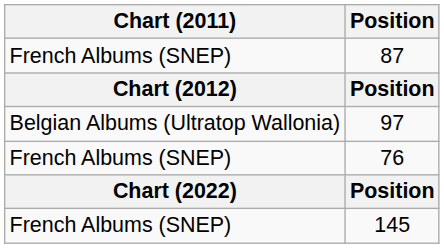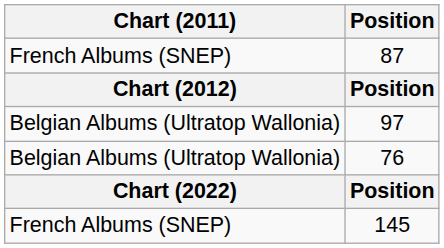(120, 157) French Albums (SNEP) -> (175, 157) Belgian Albums (Ultratop Wallonia)
